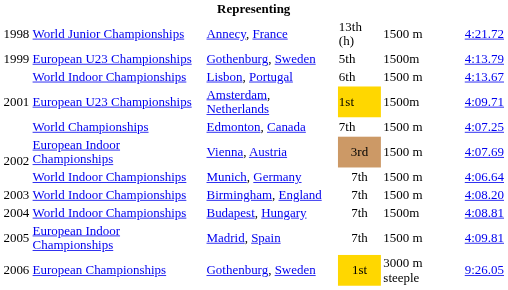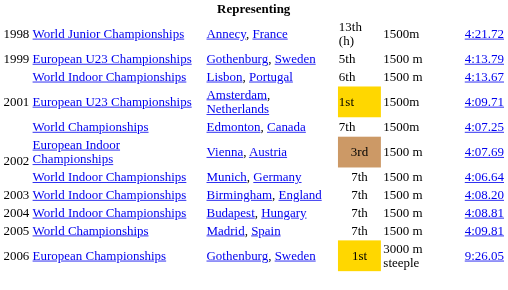(403, 33) 1500 m -> (401, 33) 1500m
(401, 59) 1500m -> (403, 59) 1500 m
(403, 127) 1500 m -> (401, 127) 1500m
(401, 212) 1500m -> (403, 212) 1500 m
(76, 238) European Indoor Championships -> (91, 230) World Championships
